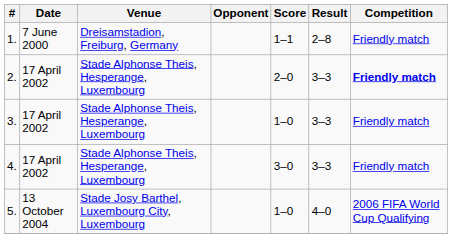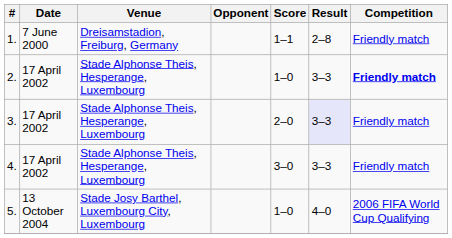(284, 77) 2–0 -> (284, 77) 1–0
(284, 121) 1–0 -> (284, 121) 2–0
(321, 121) no background -> (321, 121) lavender background
